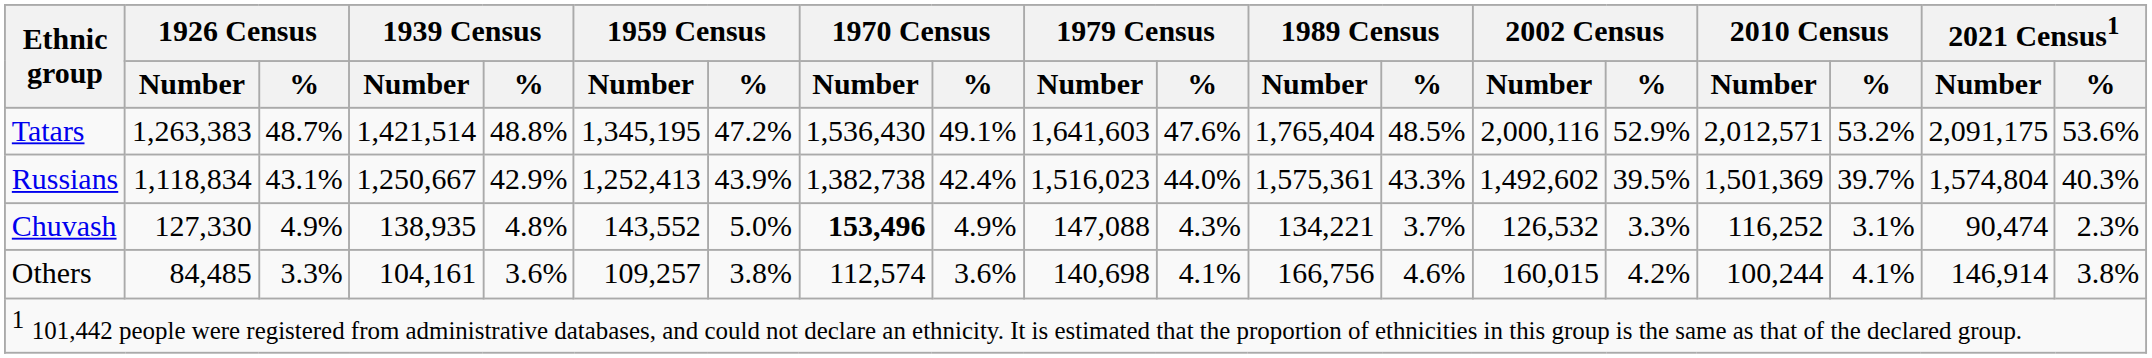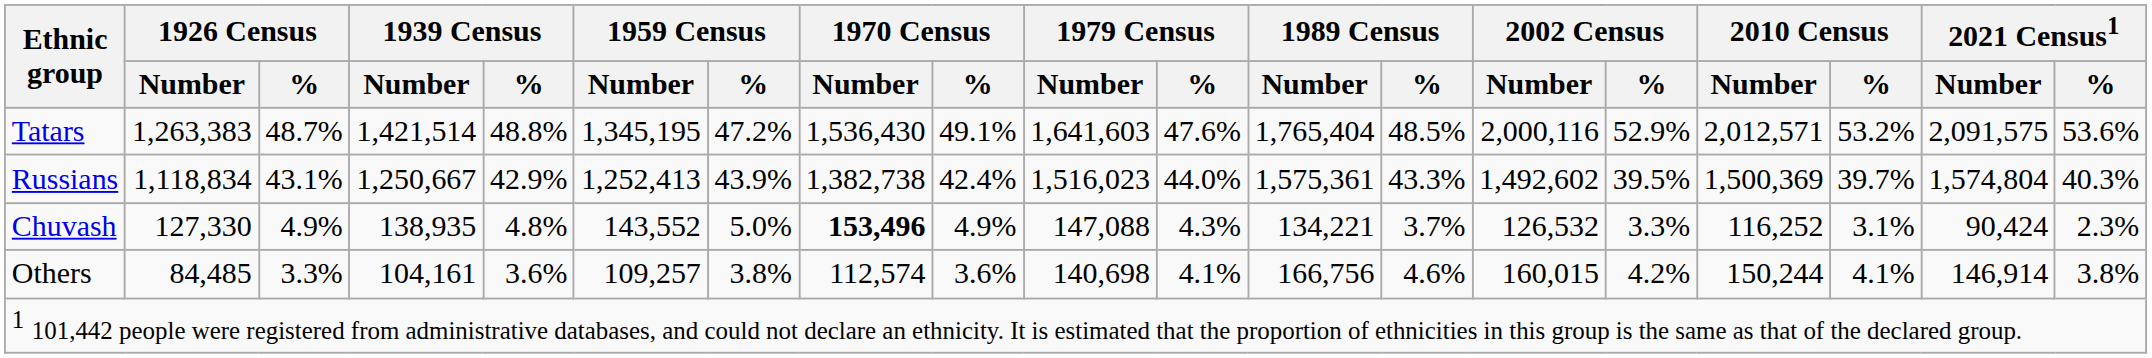(1988, 131) 2,091,175 -> (1988, 131) 2,091,575
(1764, 178) 1,501,369 -> (1764, 178) 1,500,369
(2007, 226) 90,474 -> (2007, 226) 90,424
(1775, 273) 100,244 -> (1775, 273) 150,244
